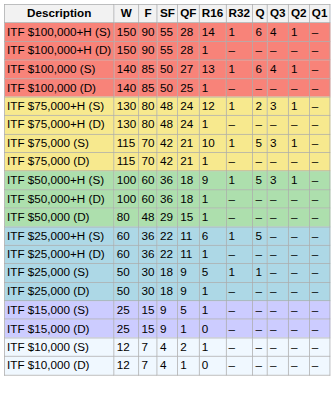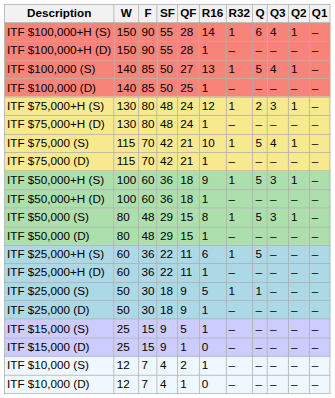(259, 69) 6 -> (259, 69) 5
(273, 143) 3 -> (273, 143) 4
+ row: (48, 217)
